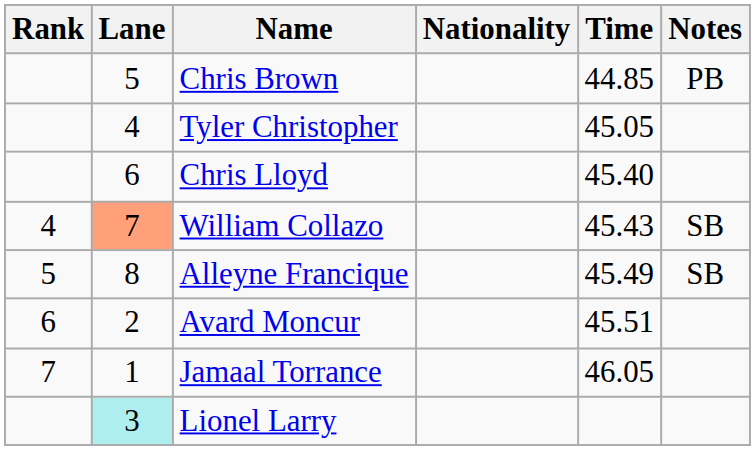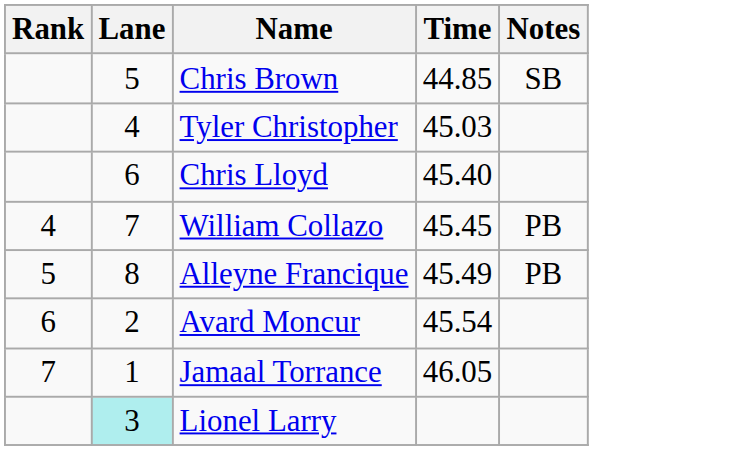- column: (497, 28)
(705, 77) PB -> (543, 77) SB
(619, 126) 45.05 -> (457, 126) 45.03
(132, 224) lightsalmon background -> (132, 224) no background
(619, 224) 45.43 -> (457, 224) 45.45
(705, 224) SB -> (543, 224) PB
(705, 273) SB -> (543, 273) PB
(619, 322) 45.51 -> (457, 322) 45.54
